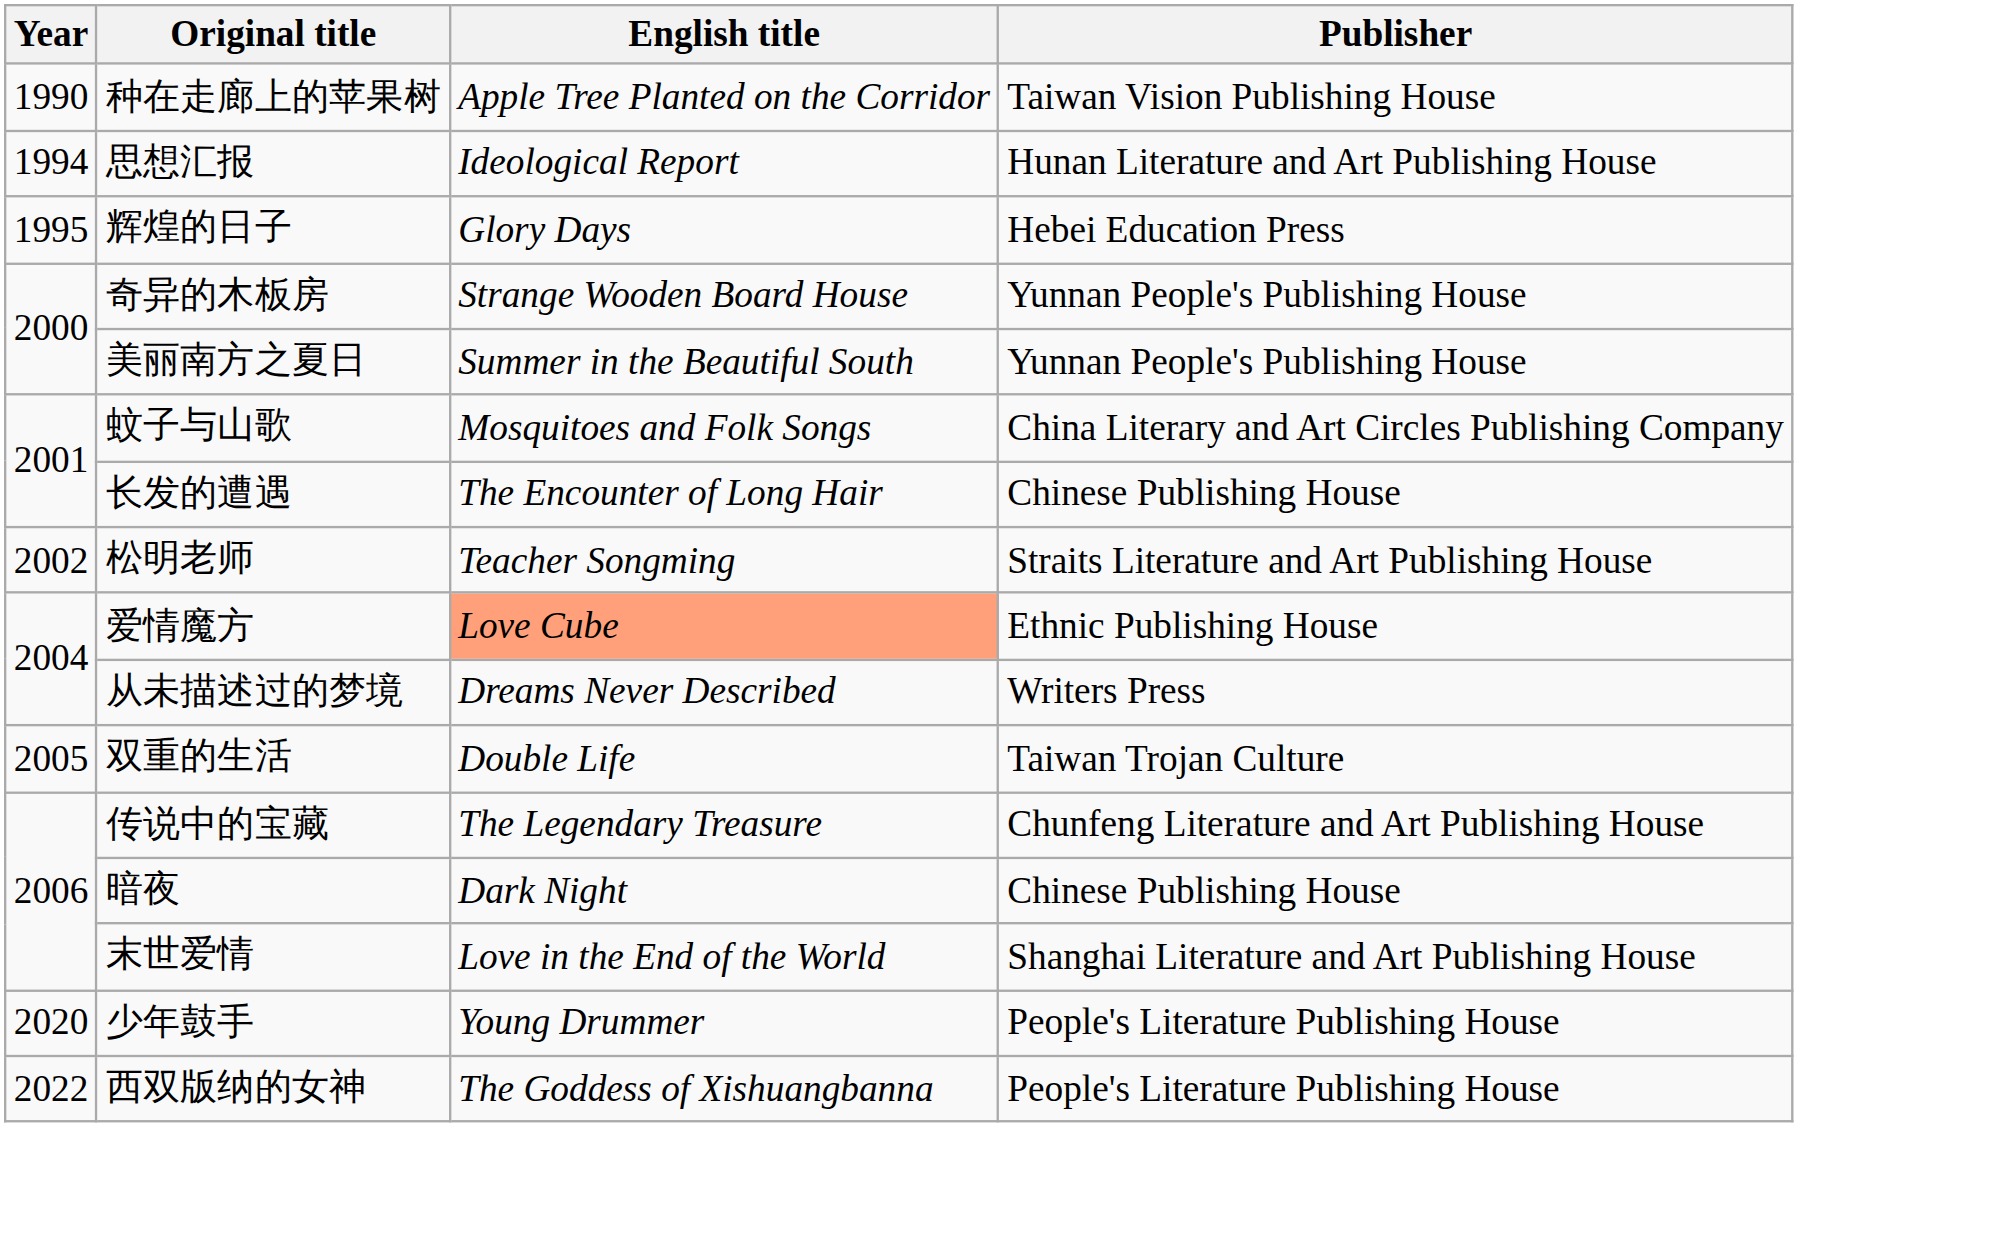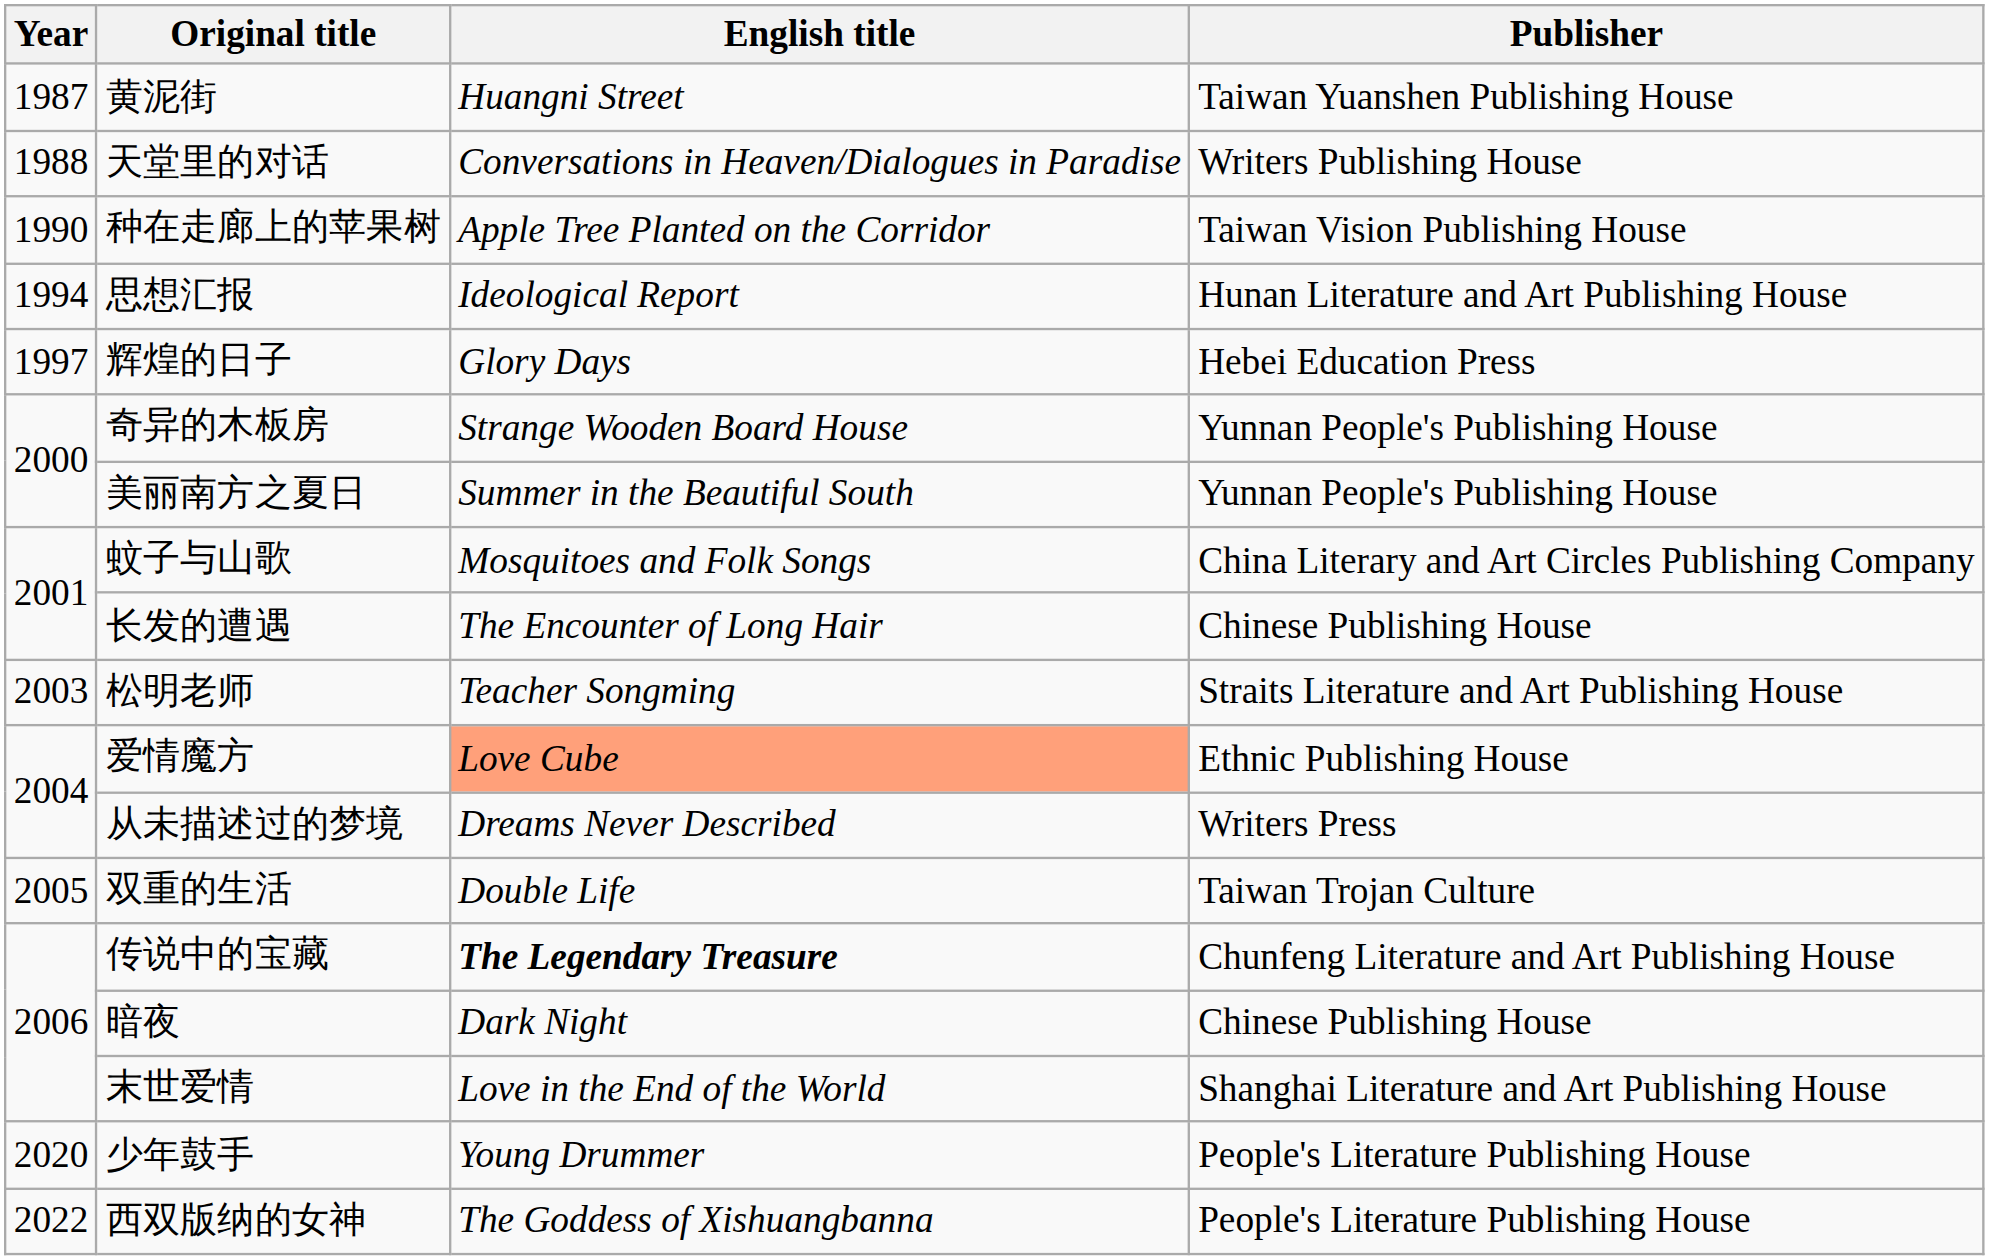+ row: (161, 95)
+ row: (217, 161)
(51, 228) 1995 -> (51, 361) 1997
(51, 559) 2002 -> (51, 691) 2003
(640, 823) normal -> (648, 956) bold
